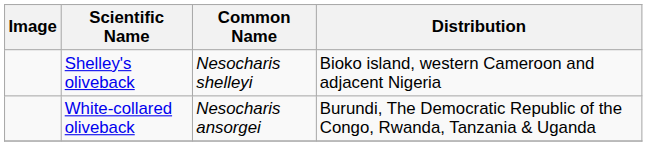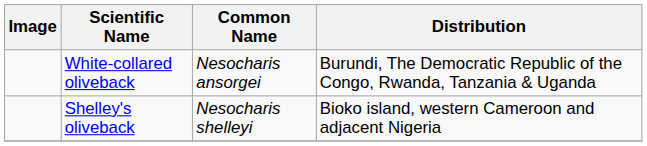rows swapped: (118, 118) <-> (100, 72)
